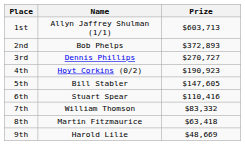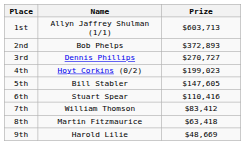(201, 71) $190,923 -> (201, 71) $199,023
(201, 109) $83,332 -> (201, 109) $83,412
